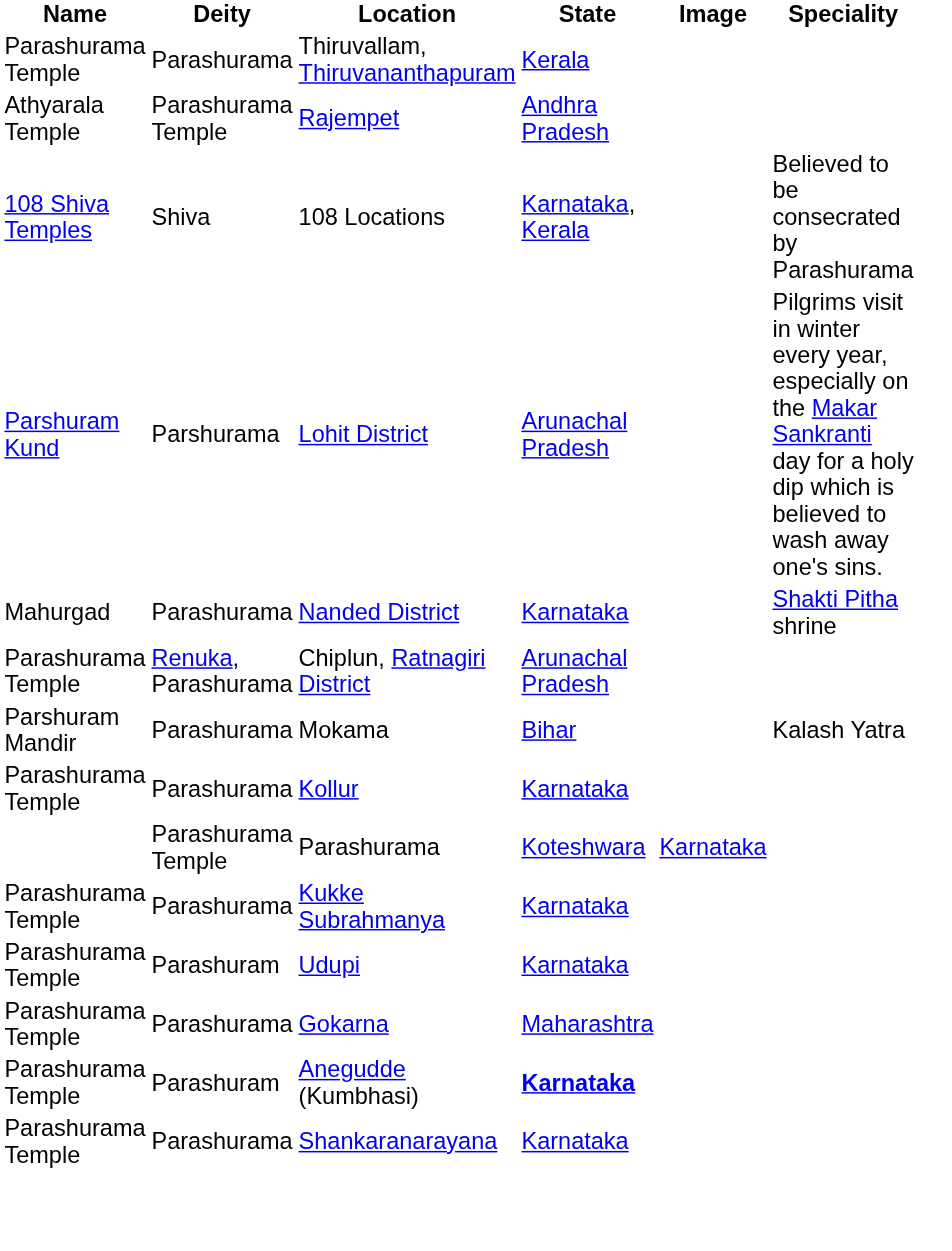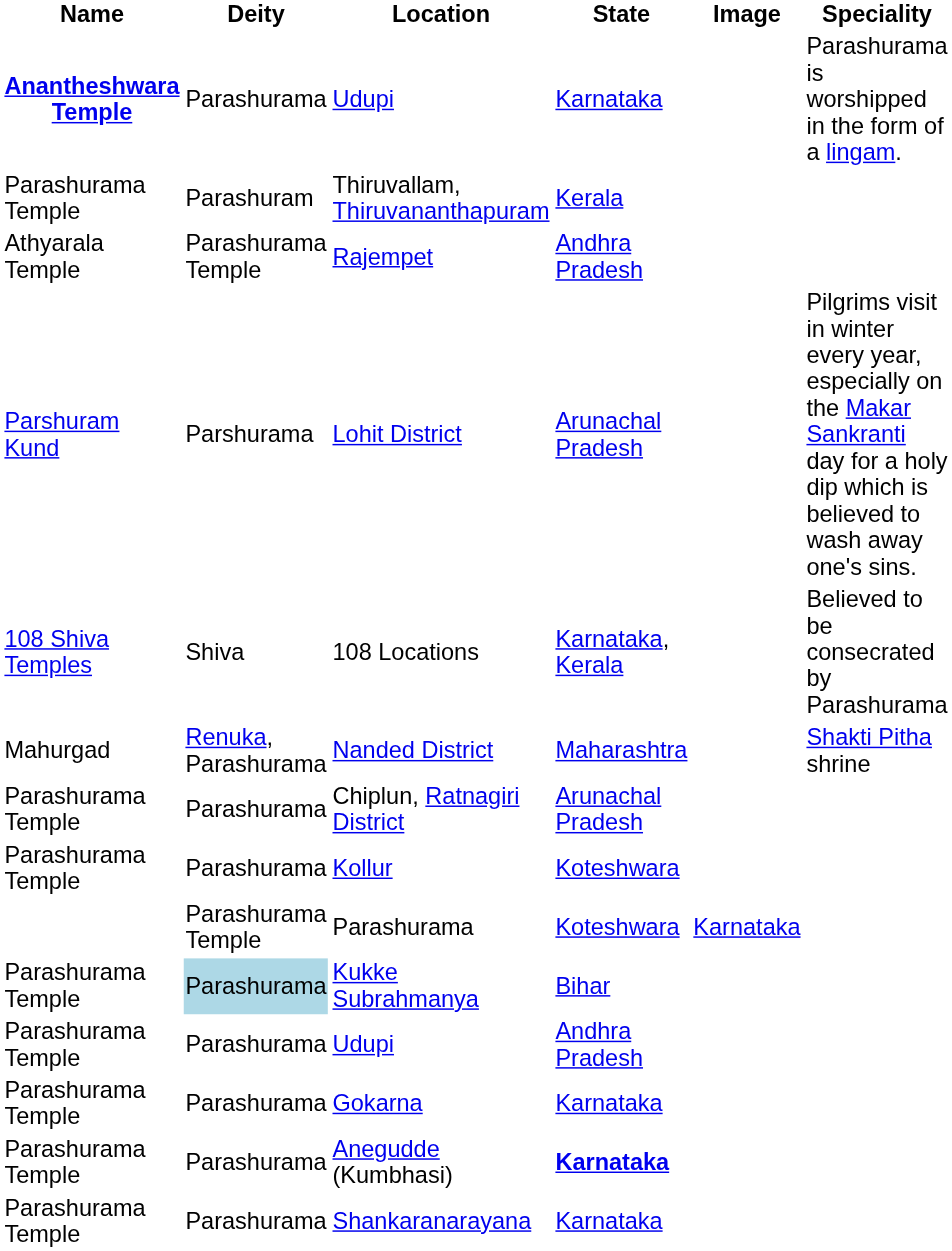+ row: (92, 99)
(222, 59) Parashurama -> (249, 198) Parashuram
rows swapped: (57, 217) <-> (62, 434)
(222, 612) Parashurama -> (256, 750) Renuka, Parashurama
(575, 612) Karnataka -> (621, 750) Maharashtra
(222, 671) Renuka, Parashurama -> (256, 809) Parashurama
- row: (62, 730)
(575, 789) Karnataka -> (618, 868) Koteshwara
(222, 906) no background -> (256, 986) lightblue background
(575, 906) Karnataka -> (583, 986) Bihar
(216, 965) Parashuram -> (256, 1044) Parashurama
(575, 965) Karnataka -> (599, 1044) Andhra Pradesh
(587, 1024) Maharashtra -> (609, 1103) Karnataka
(216, 1083) Parashuram -> (256, 1162) Parashurama
